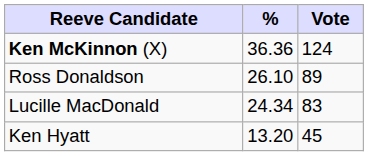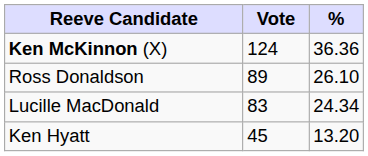columns swapped: (331, 19) <-> (270, 19)
